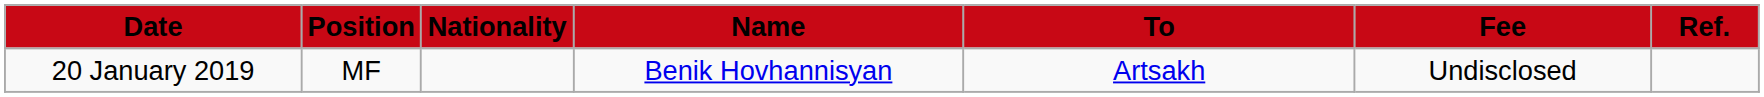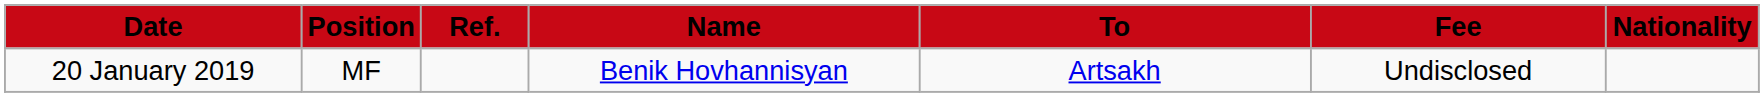columns swapped: (497, 27) <-> (1704, 27)
